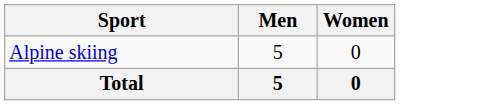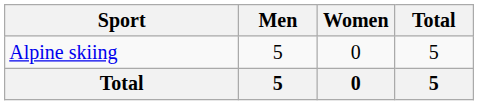+ column: (434, 20)
